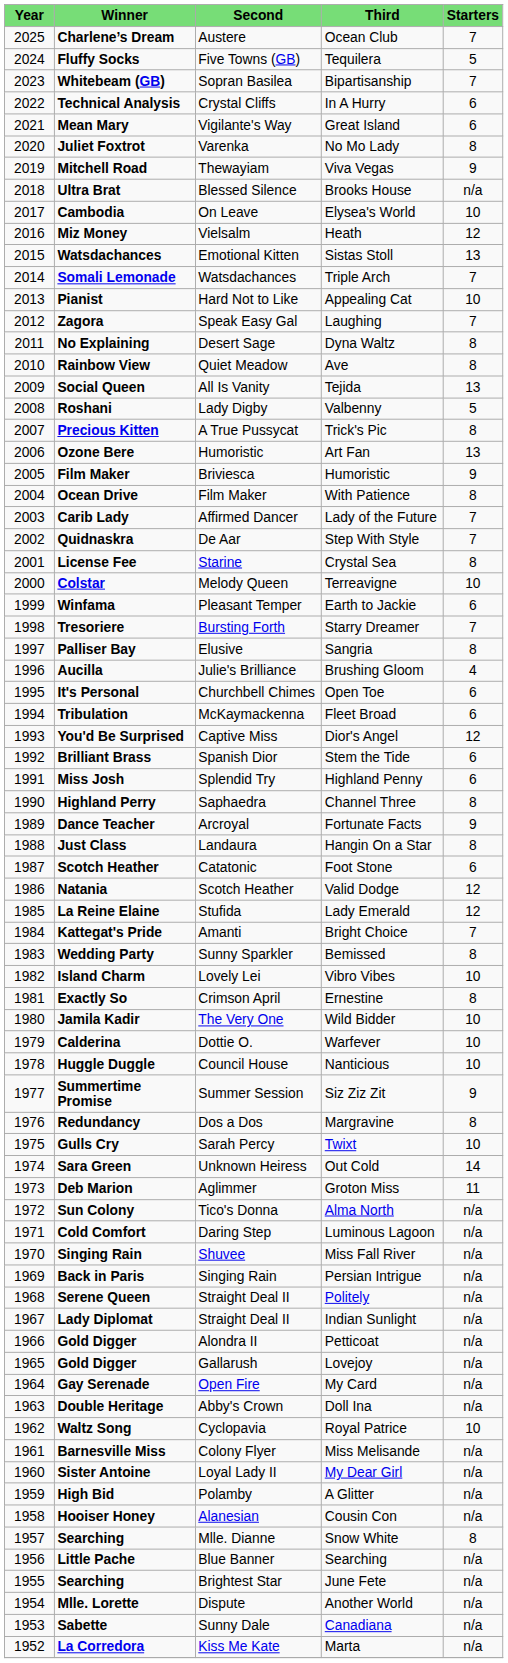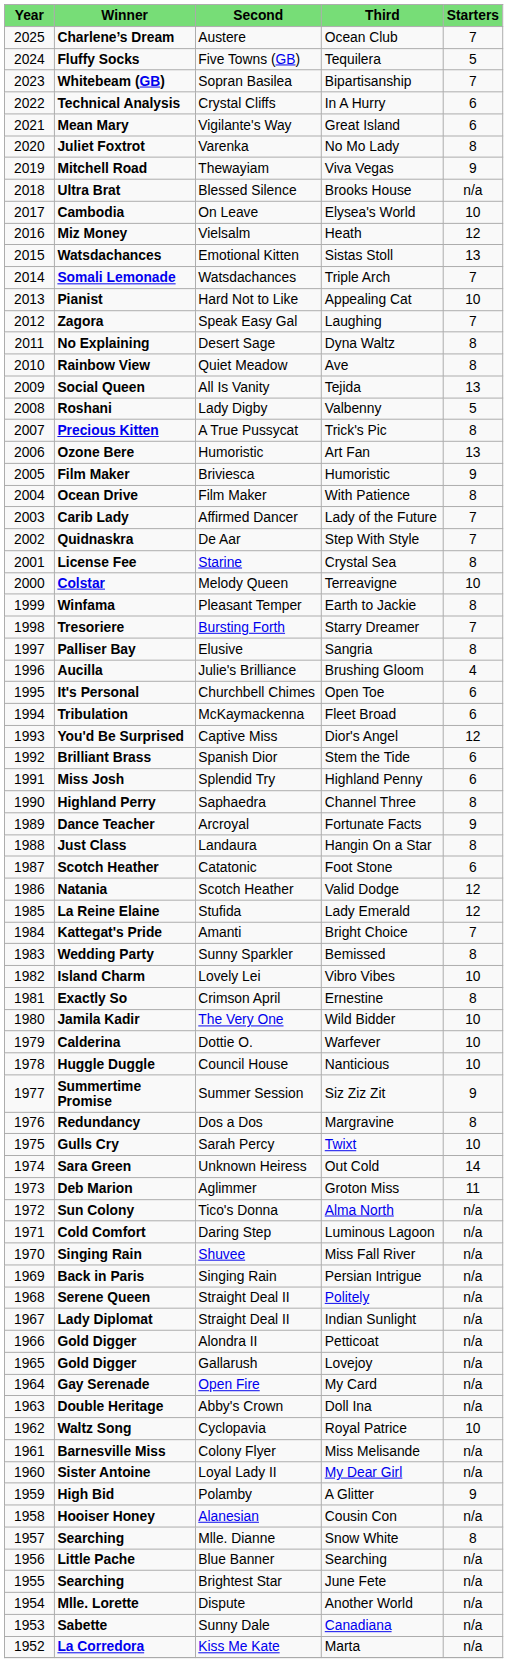(473, 605) 6 -> (473, 605) 8
(473, 1494) n/a -> (473, 1494) 9
